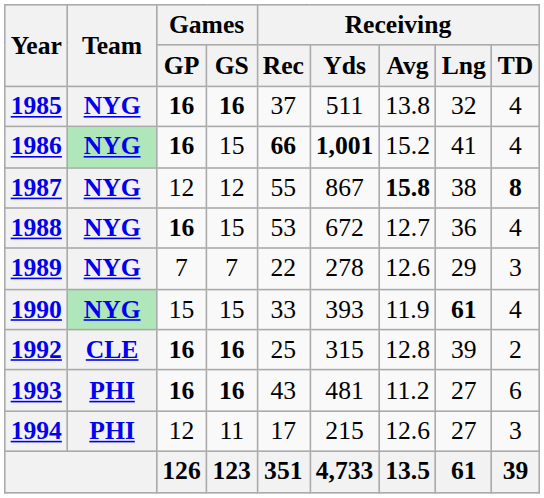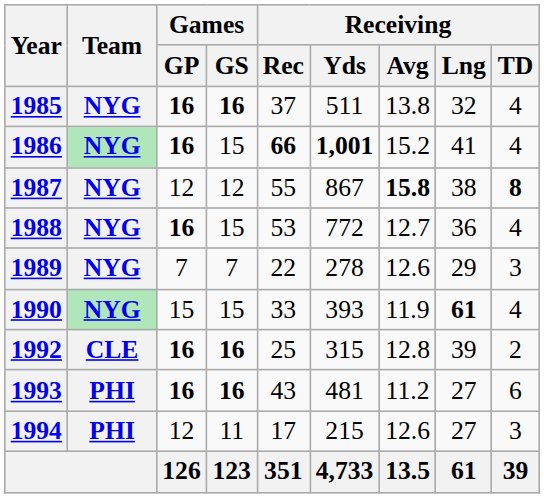(345, 227) 672 -> (345, 227) 772
